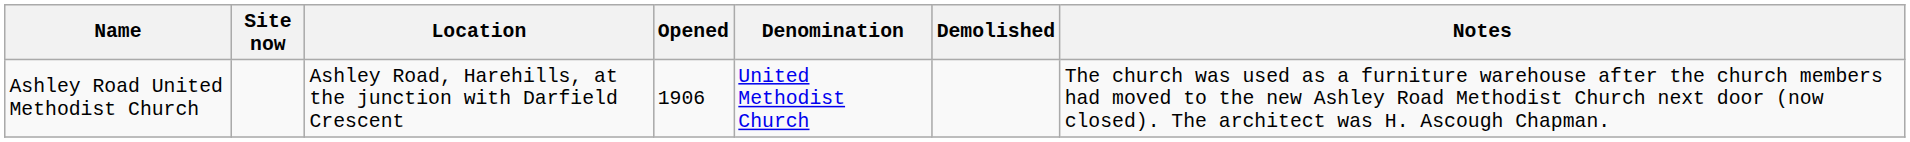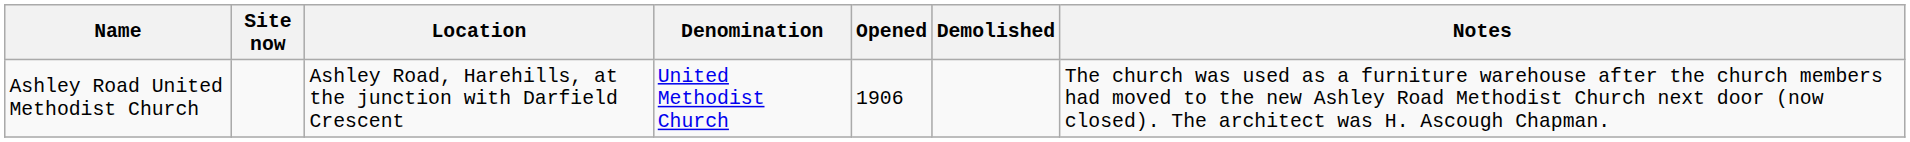columns swapped: (833, 32) <-> (693, 32)
